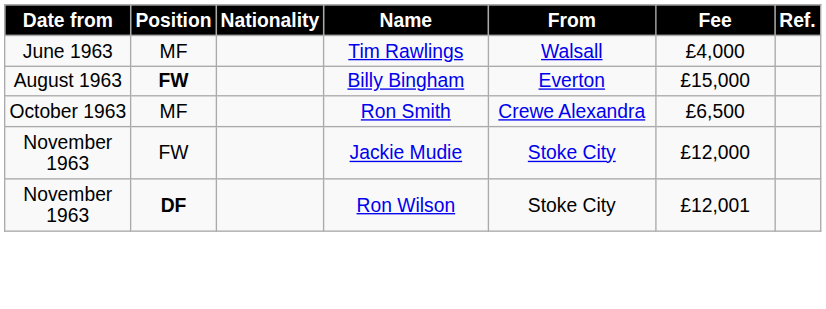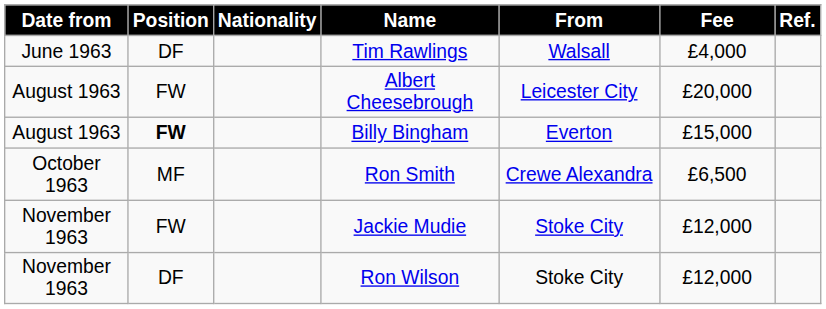(173, 51) MF -> (171, 51) DF
+ row: (410, 92)
(173, 205) bold -> (171, 278) normal
(715, 205) £12,001 -> (717, 278) £12,000
